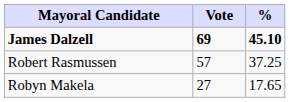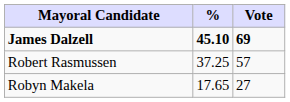columns swapped: (219, 16) <-> (265, 16)
